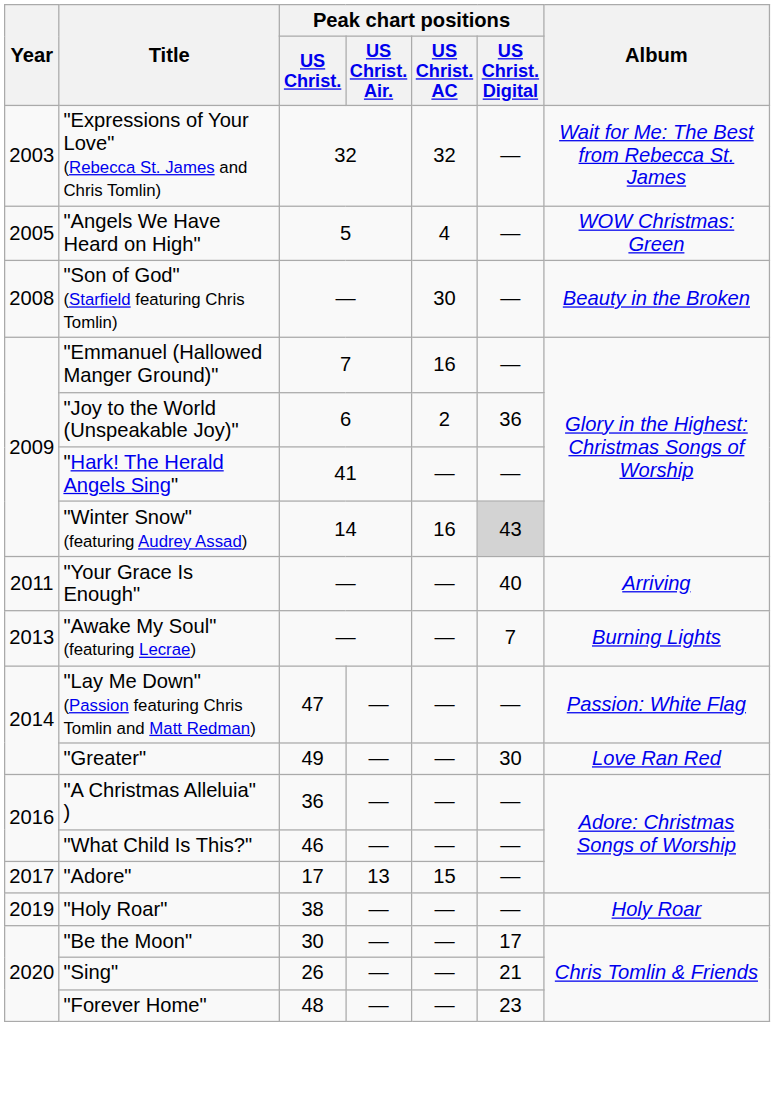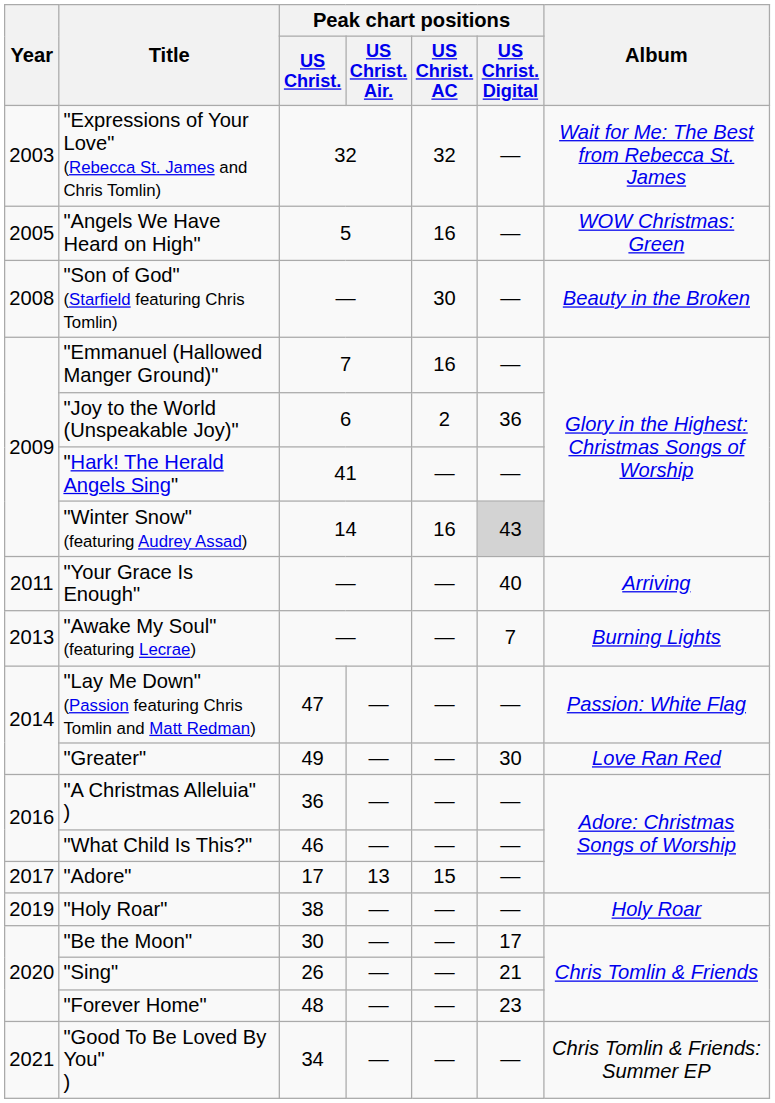(444, 232) 4 -> (444, 232) 16
+ row: (165, 1059)
